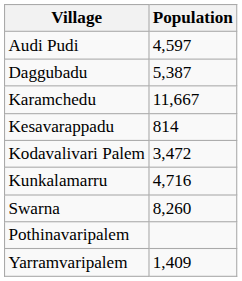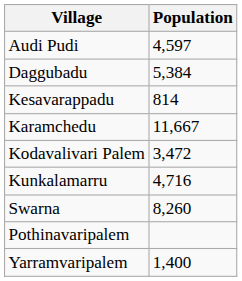(172, 72) 5,387 -> (172, 72) 5,384
rows swapped: (52, 99) <-> (61, 126)
(172, 262) 1,409 -> (172, 262) 1,400
